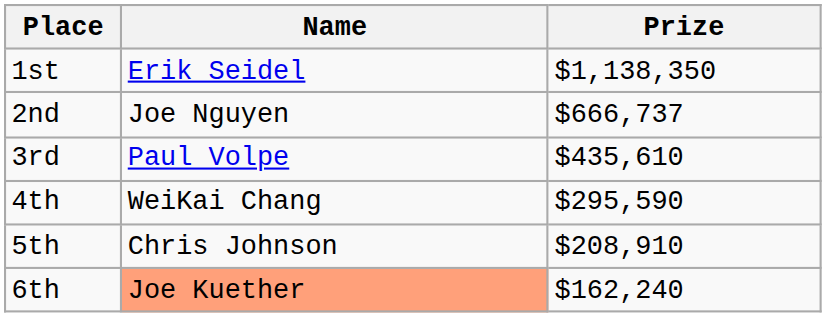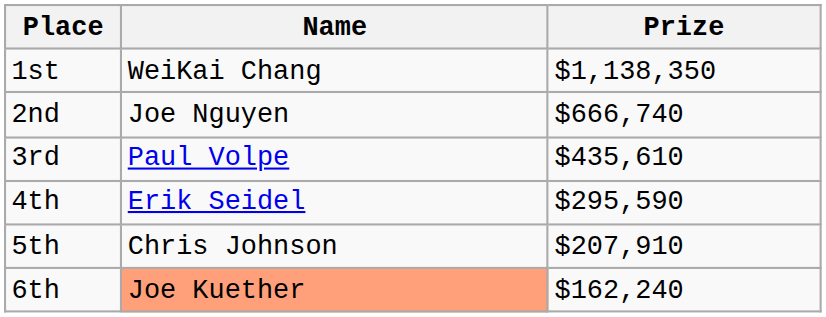(217, 71) Erik Seidel -> (225, 71) WeiKai Chang
(619, 115) $666,737 -> (619, 115) $666,740
(225, 202) WeiKai Chang -> (217, 202) Erik Seidel
(619, 246) $208,910 -> (619, 246) $207,910
